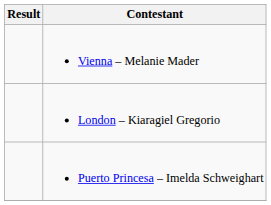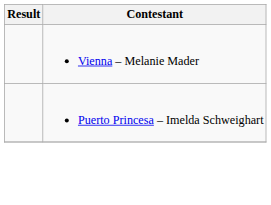- row: (155, 120)
